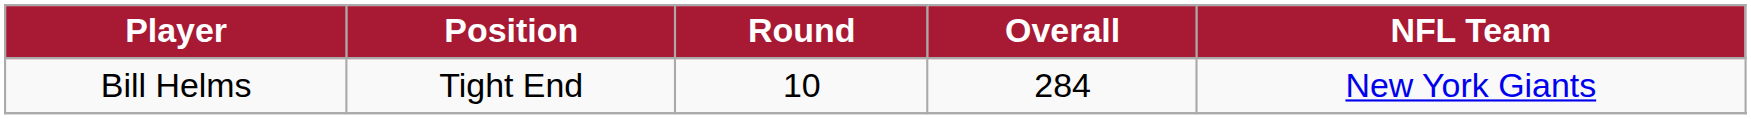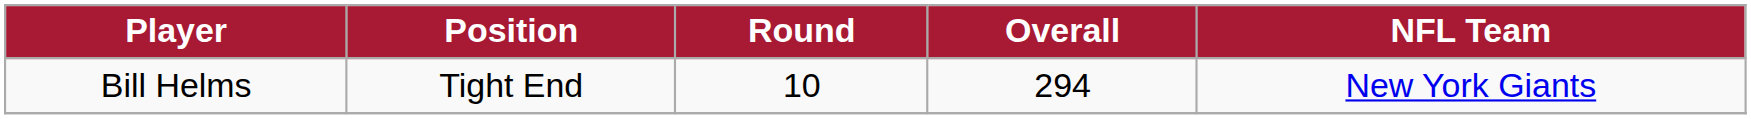(1063, 85) 284 -> (1063, 85) 294
